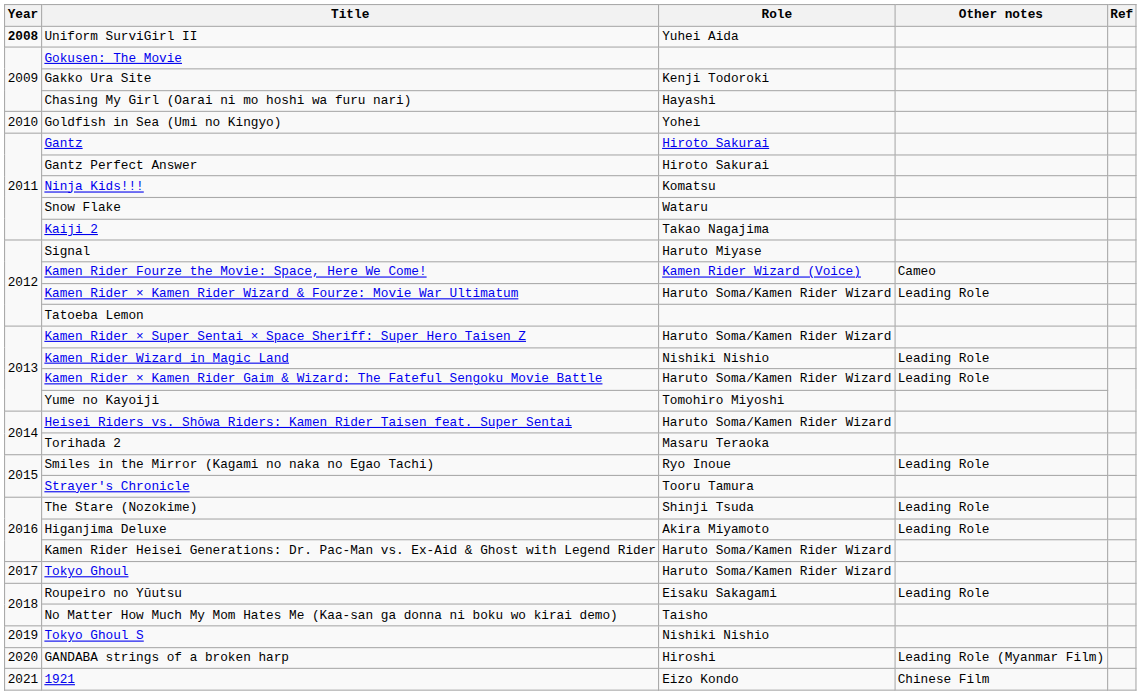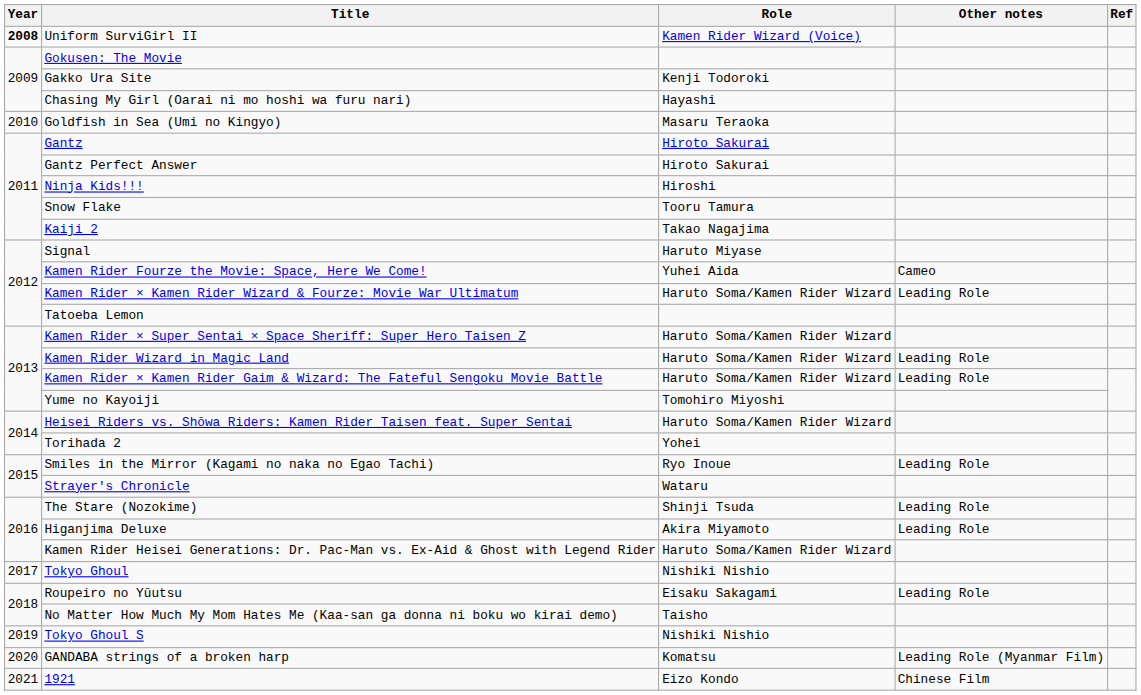(700, 36) Yuhei Aida -> (762, 36) Kamen Rider Wizard (Voice)
(681, 122) Yohei -> (716, 122) Masaru Teraoka
(689, 186) Komatsu -> (689, 186) Hiroshi
(685, 208) Wataru -> (708, 208) Tooru Tamura
(762, 272) Kamen Rider Wizard (Voice) -> (700, 272) Yuhei Aida
(716, 358) Nishiki Nishio -> (777, 358) Haruto Soma/Kamen Rider Wizard
(716, 443) Masaru Teraoka -> (681, 443) Yohei
(708, 486) Tooru Tamura -> (685, 486) Wataru
(777, 572) Haruto Soma/Kamen Rider Wizard -> (716, 572) Nishiki Nishio
(689, 658) Hiroshi -> (689, 658) Komatsu
